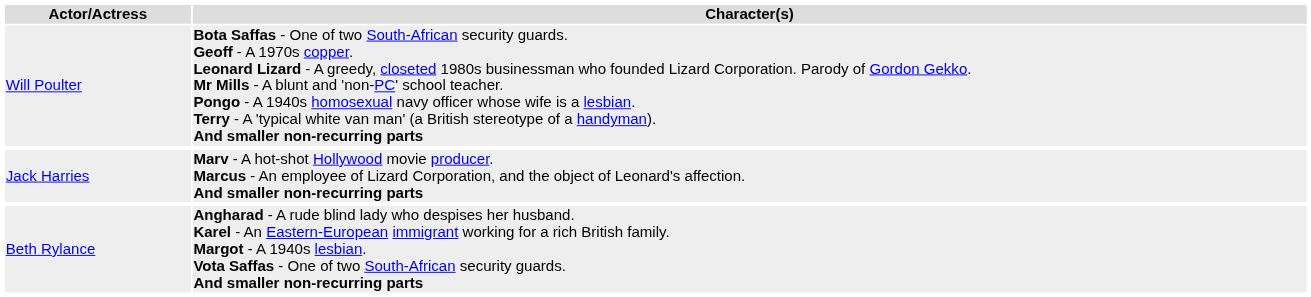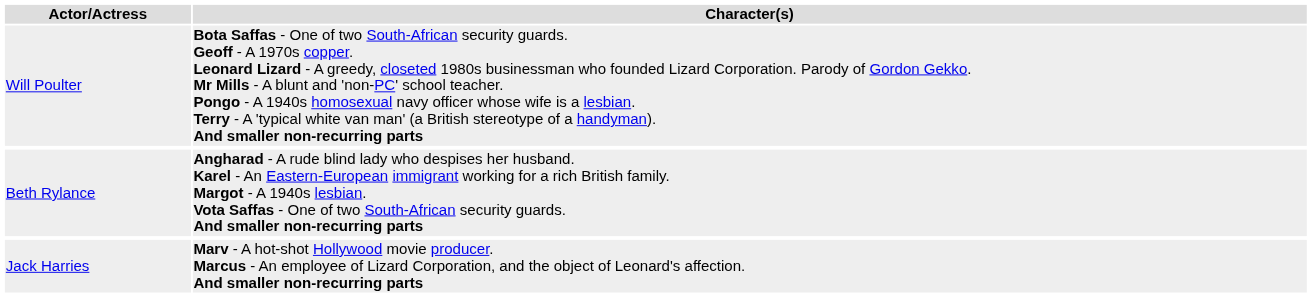rows swapped: (48, 175) <-> (51, 249)
